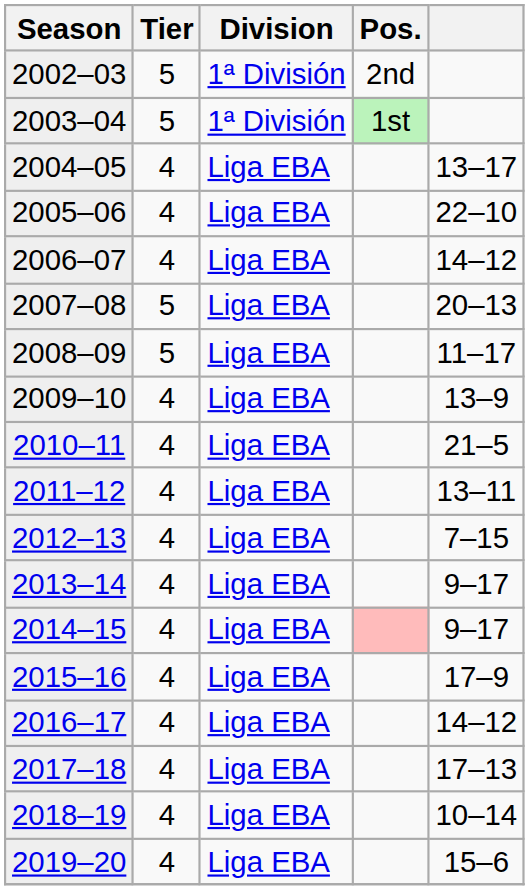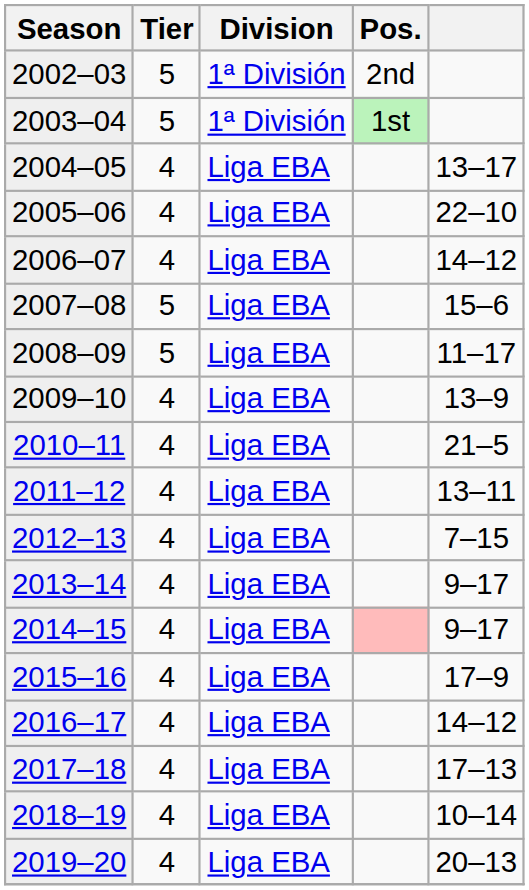(476, 306) 20–13 -> (476, 306) 15–6
(476, 861) 15–6 -> (476, 861) 20–13
